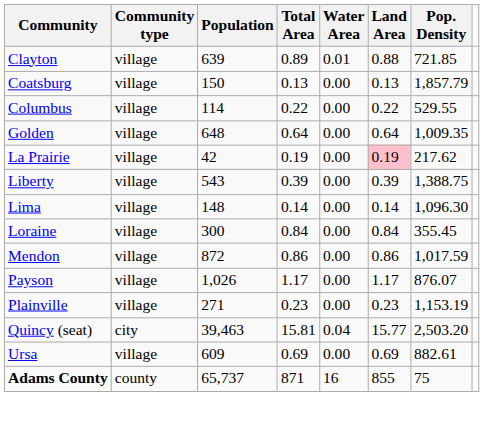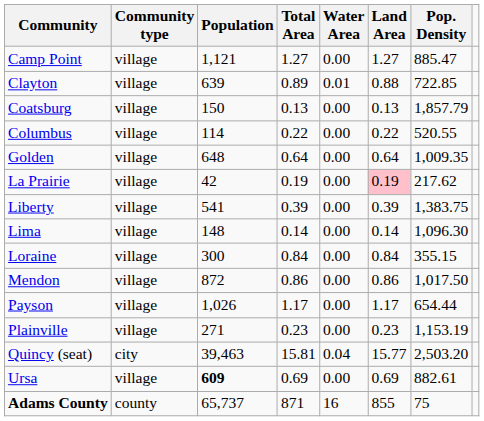+ row: (45, 58)
(435, 58) 721.85 -> (435, 83) 722.85
(435, 108) 529.55 -> (435, 132) 520.55
(213, 181) 543 -> (213, 206) 541
(441, 181) 1,388.75 -> (441, 206) 1,383.75
(435, 231) 355.45 -> (435, 255) 355.15
(441, 255) 1,017.59 -> (441, 280) 1,017.50
(435, 280) 876.07 -> (435, 305) 654.44
(213, 354) normal -> (213, 378) bold
